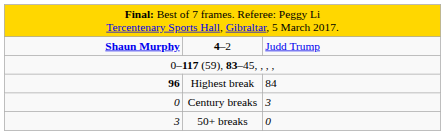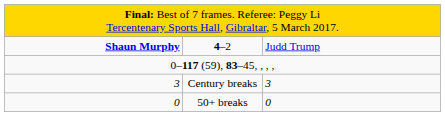- row: (222, 83)
(177, 102) 0 -> (177, 83) 3
(177, 121) 3 -> (177, 102) 0
